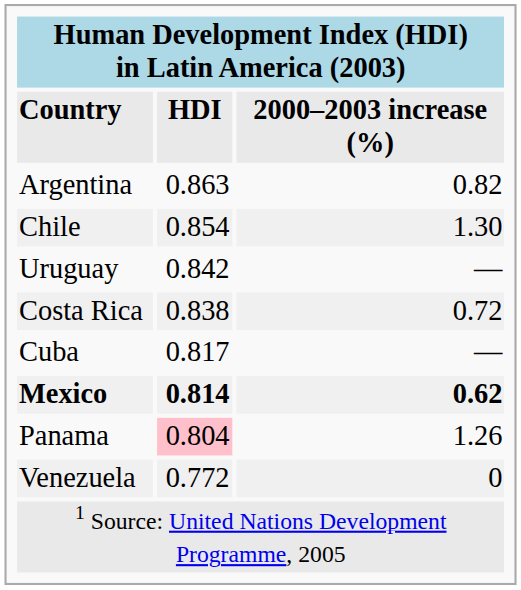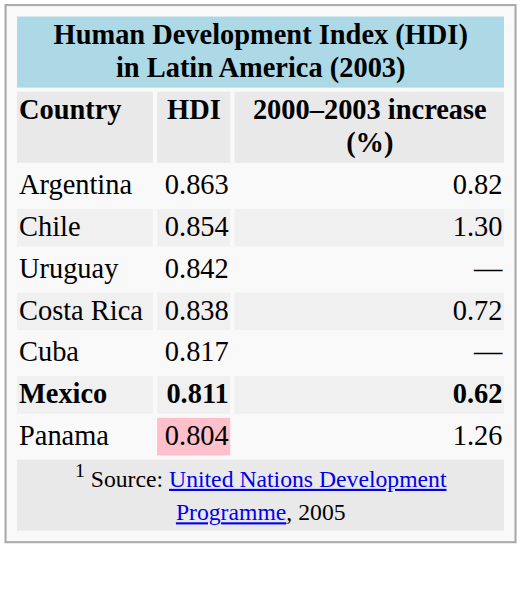(198, 393) 0.814 -> (198, 393) 0.811
- row: (77, 477)
